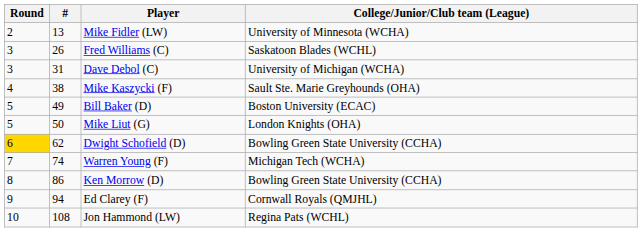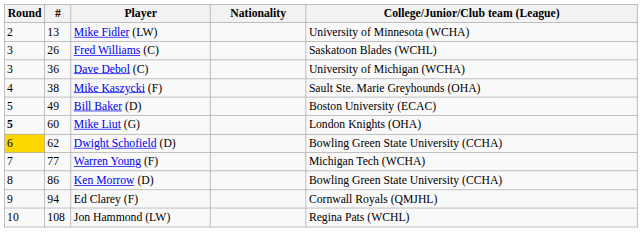+ column: (258, 13)
(58, 69) 31 -> (53, 69) 36
(10, 124) normal -> (10, 124) bold
(58, 124) 50 -> (53, 124) 60
(58, 161) 74 -> (53, 161) 77
